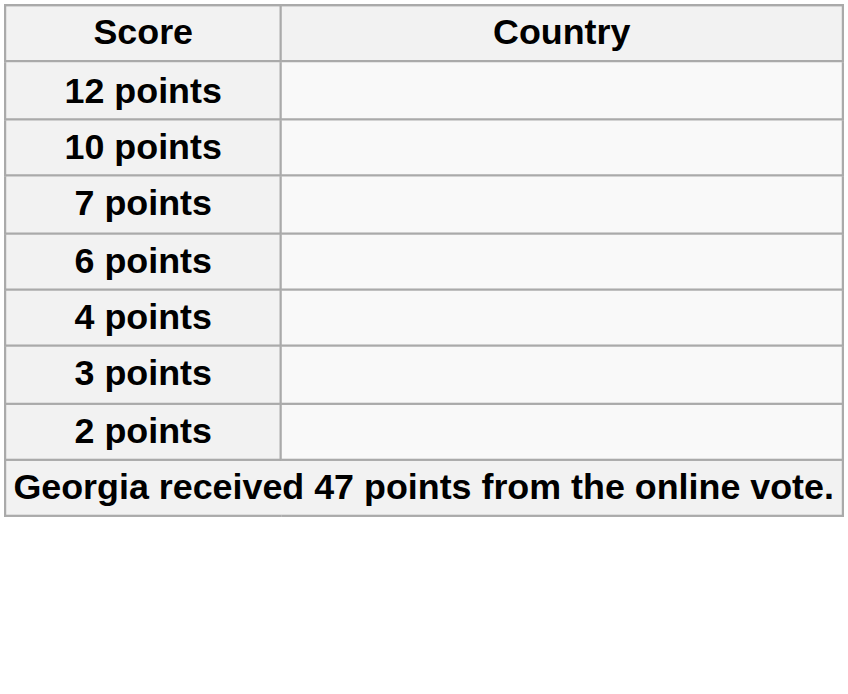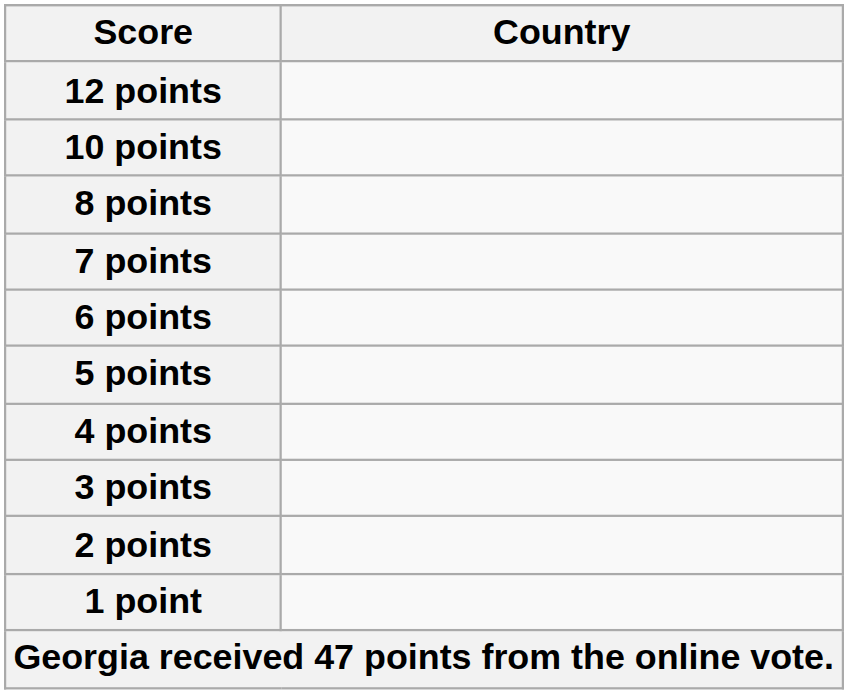+ row: (143, 203)
+ row: (143, 373)
+ row: (143, 601)
